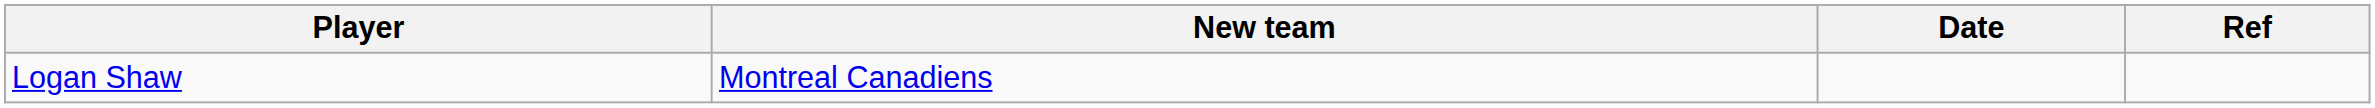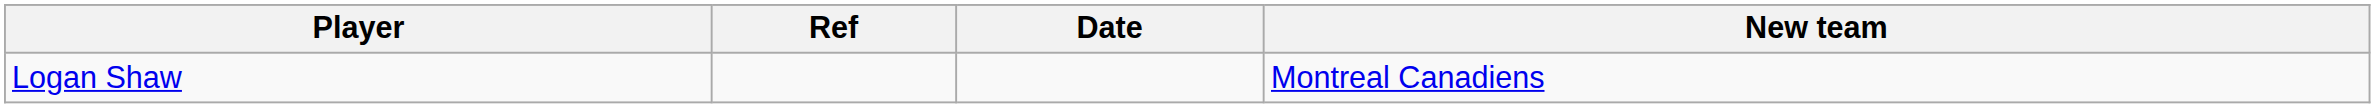columns swapped: (1264, 28) <-> (2247, 28)
